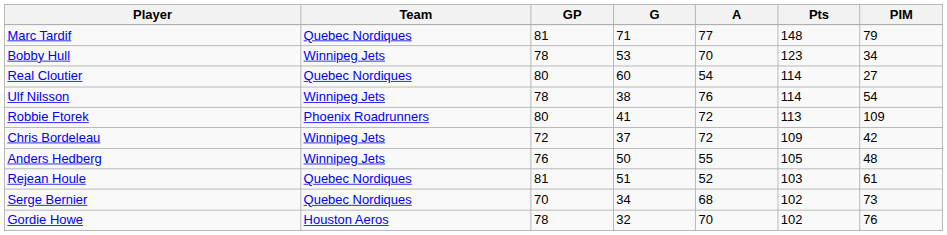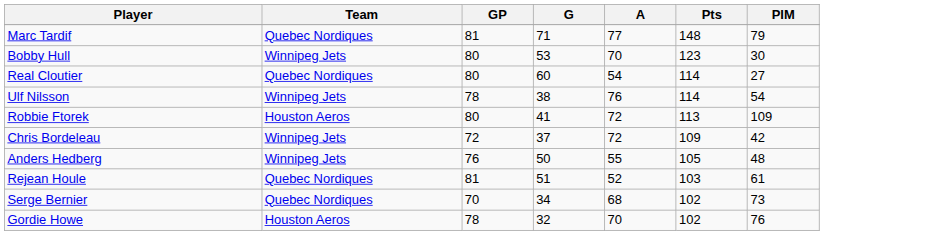(541, 55) 78 -> (472, 55) 80
(870, 55) 34 -> (758, 55) 30
(366, 117) Phoenix Roadrunners -> (307, 117) Houston Aeros
